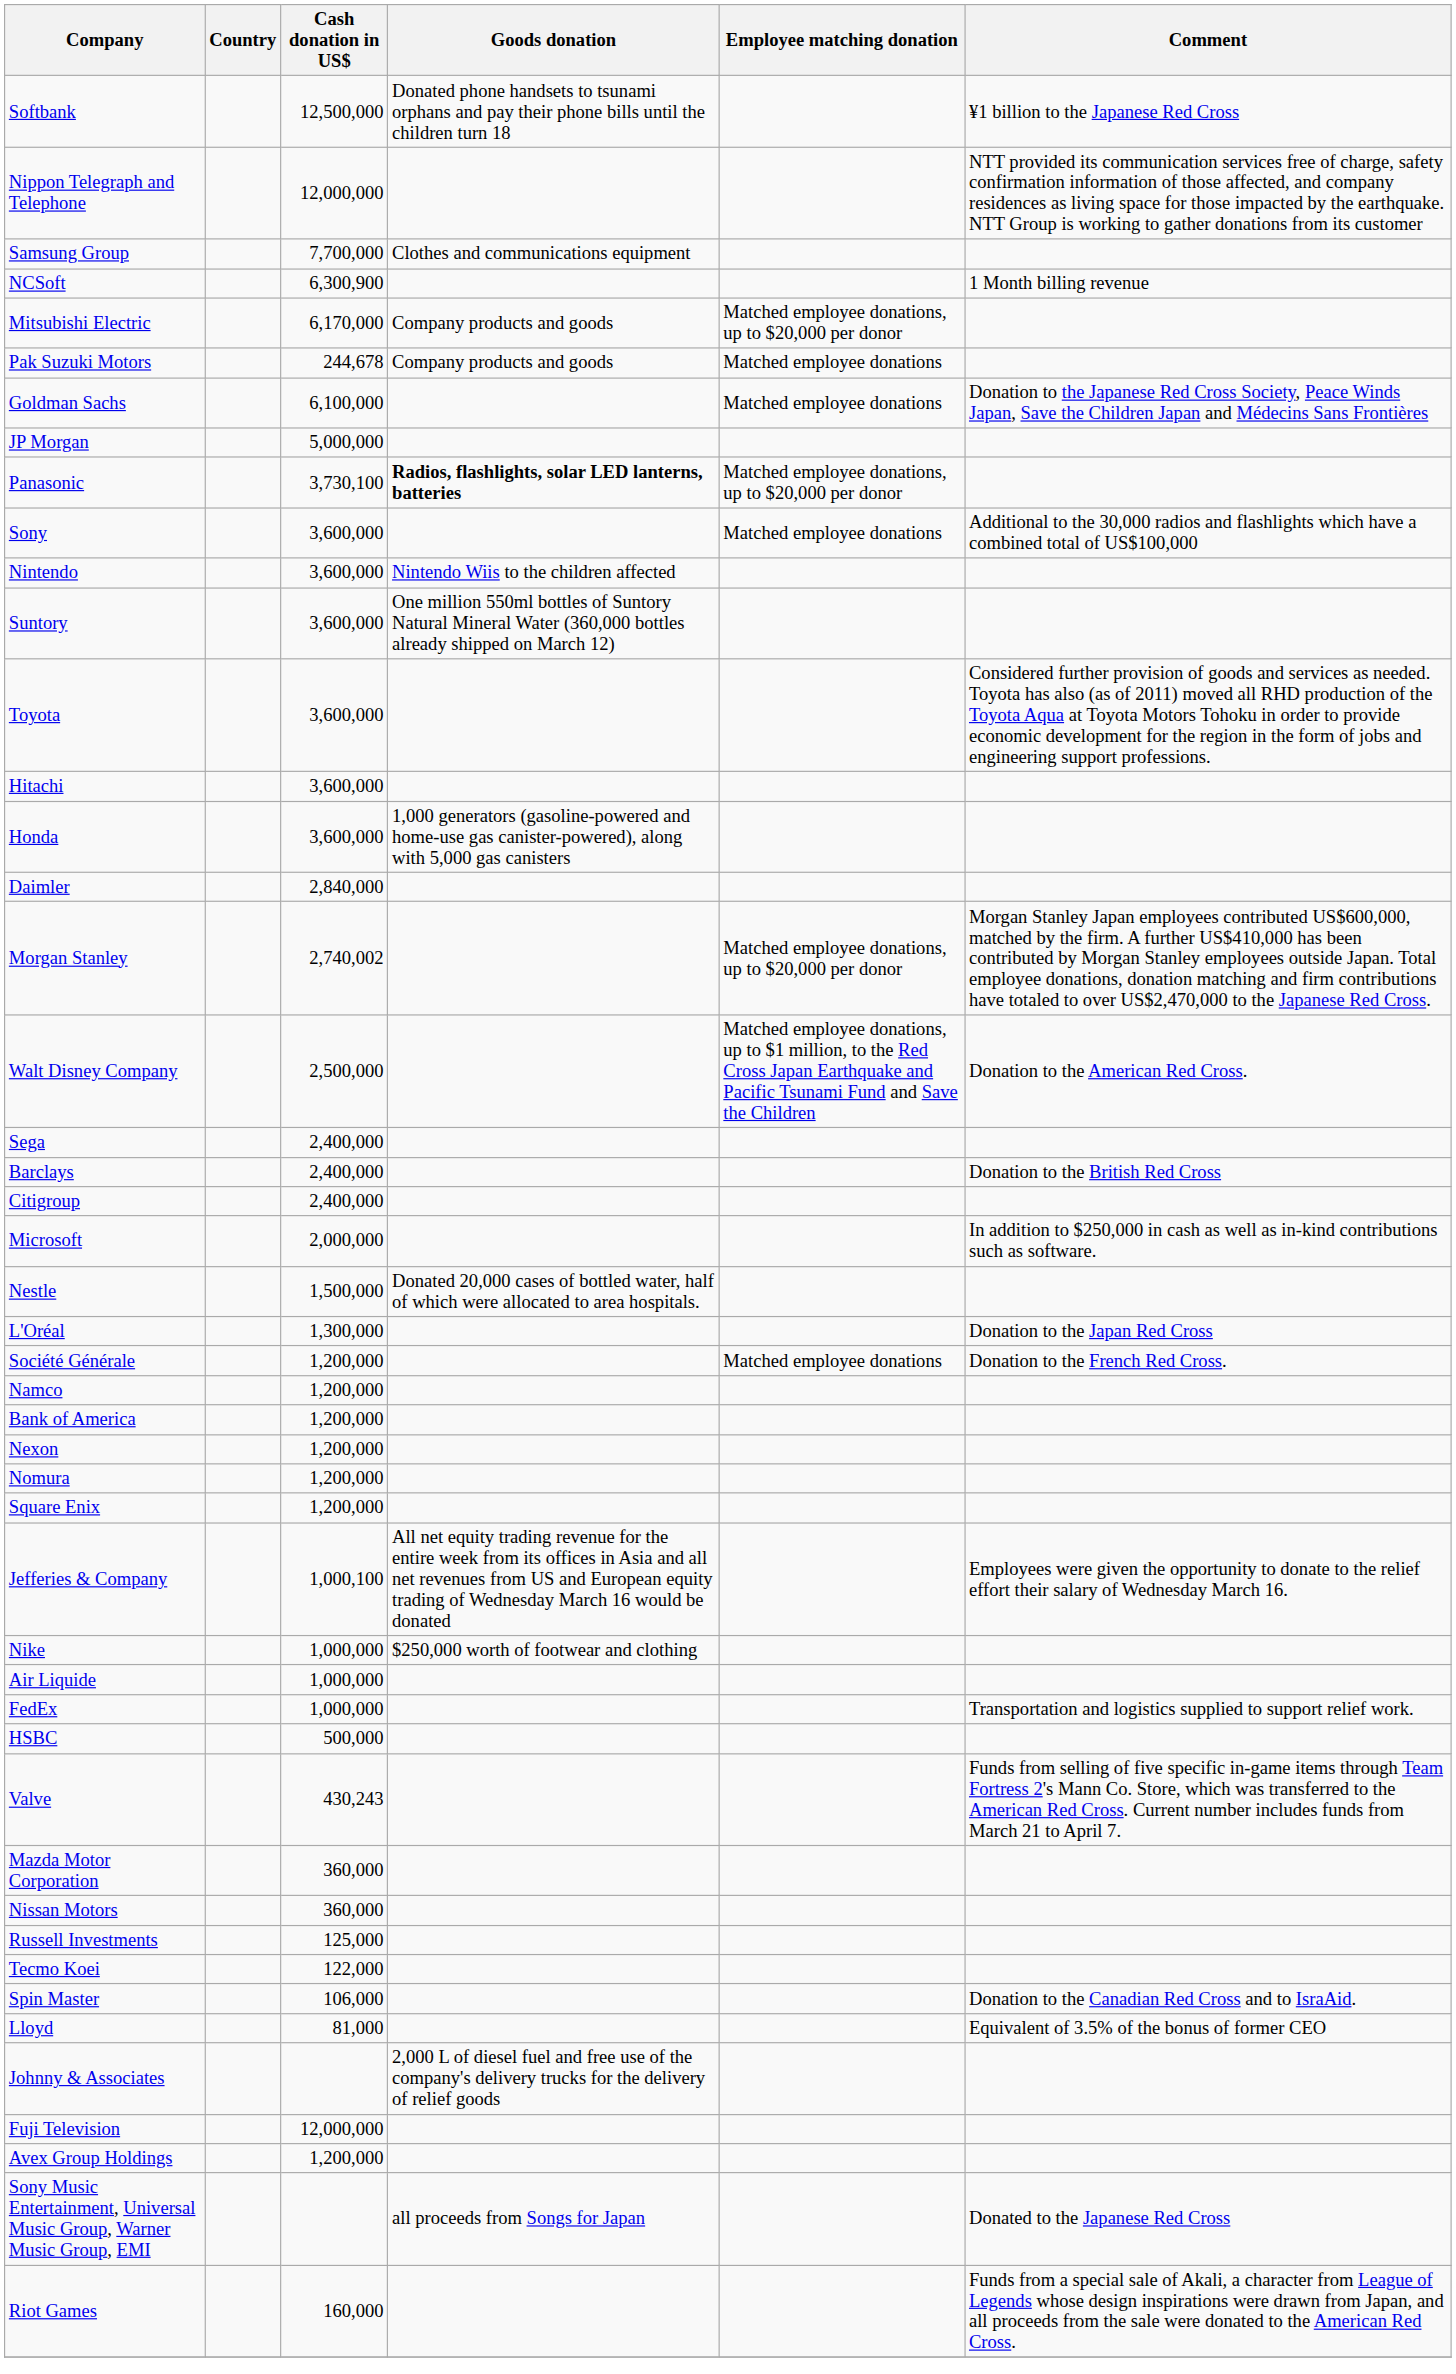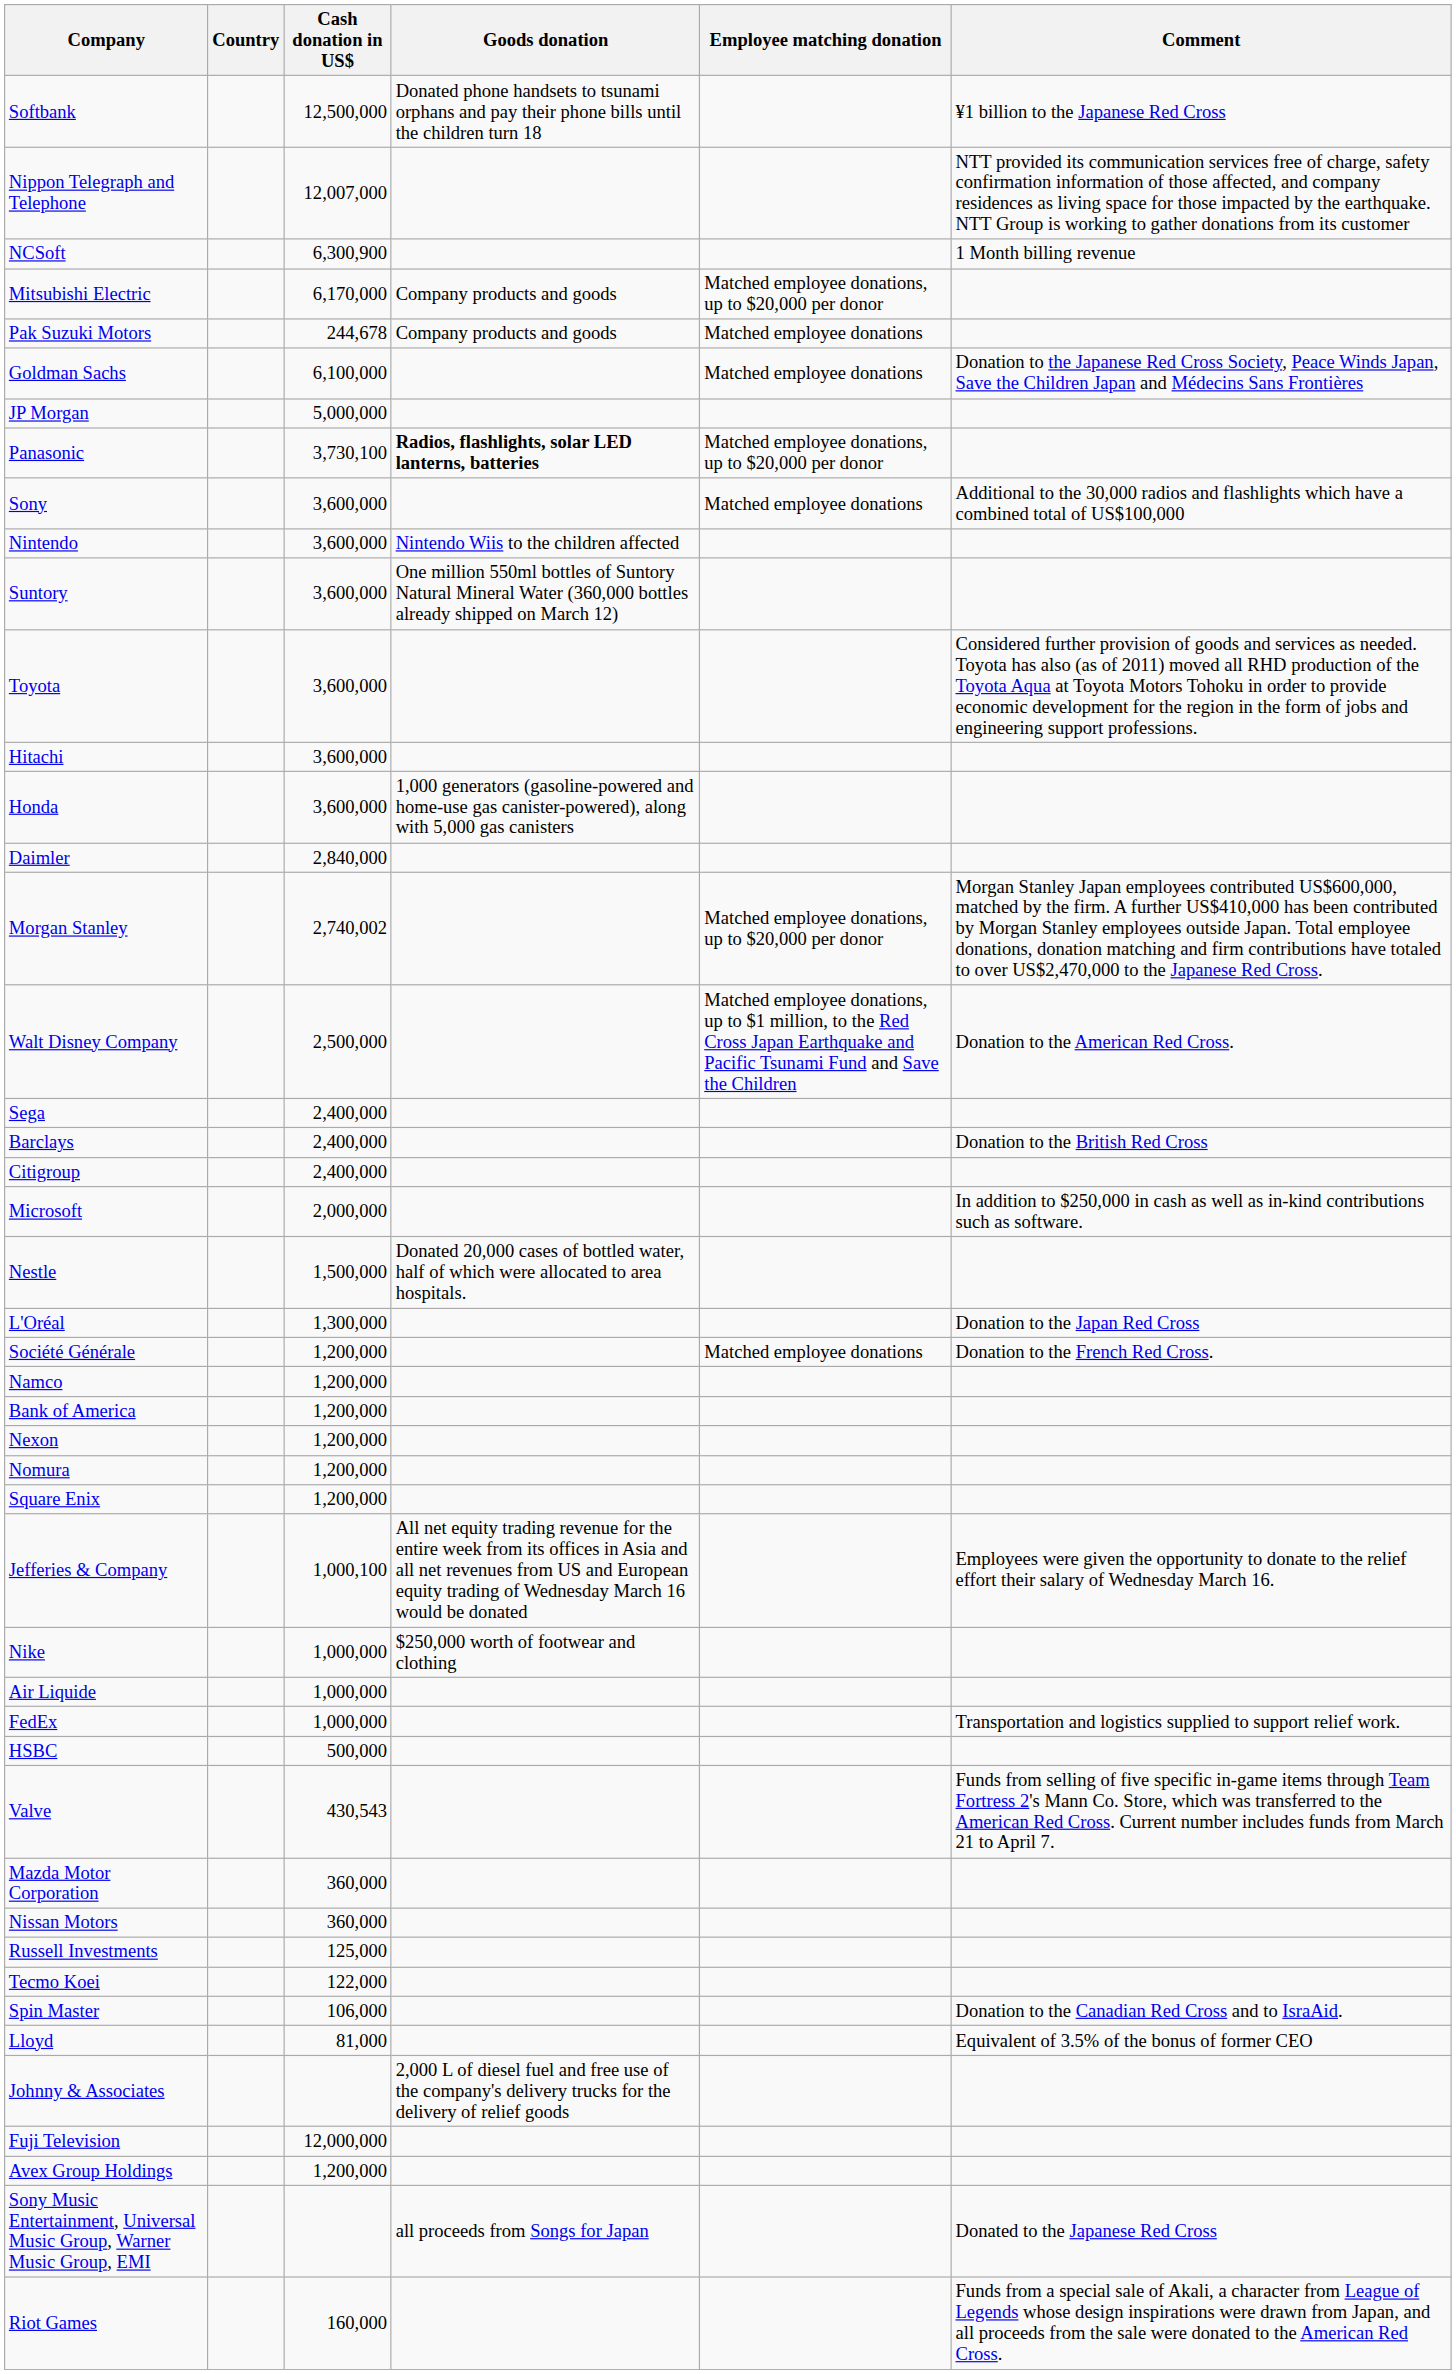(342, 192) 12,000,000 -> (345, 192) 12,007,000
- row: (69, 253)
(353, 1799) 430,243 -> (357, 1811) 430,543
